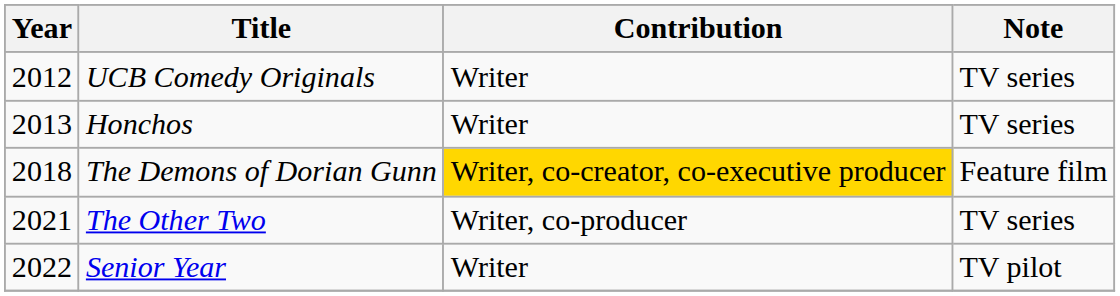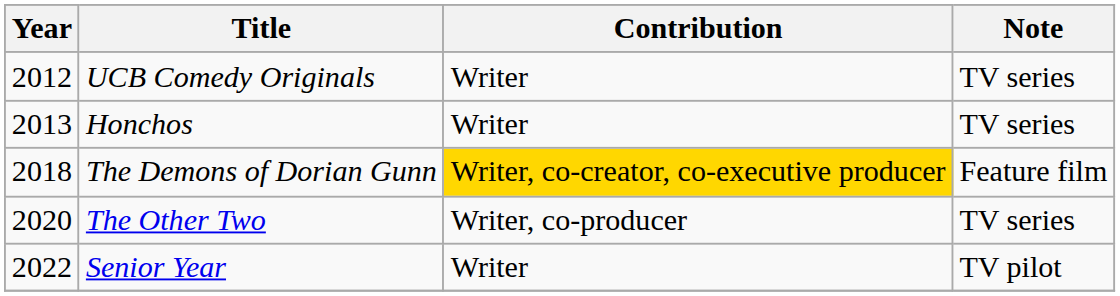(42, 219) 2021 -> (42, 219) 2020
